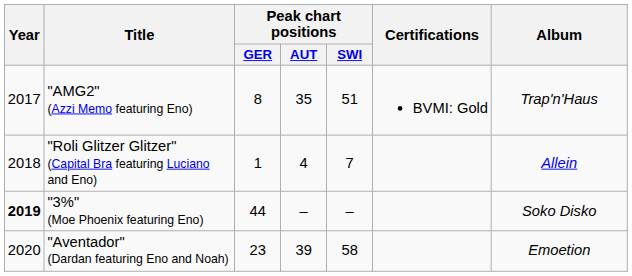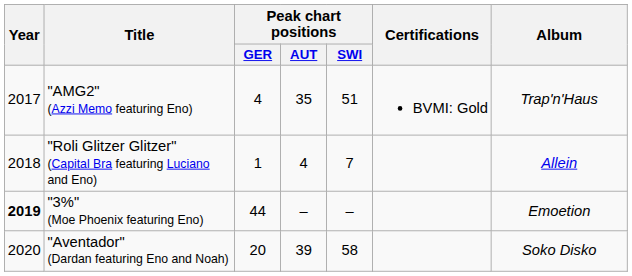(258, 100) 8 -> (258, 100) 4
(559, 211) Soko Disko -> (559, 211) Emoetion
(258, 251) 23 -> (258, 251) 20
(559, 251) Emoetion -> (559, 251) Soko Disko
